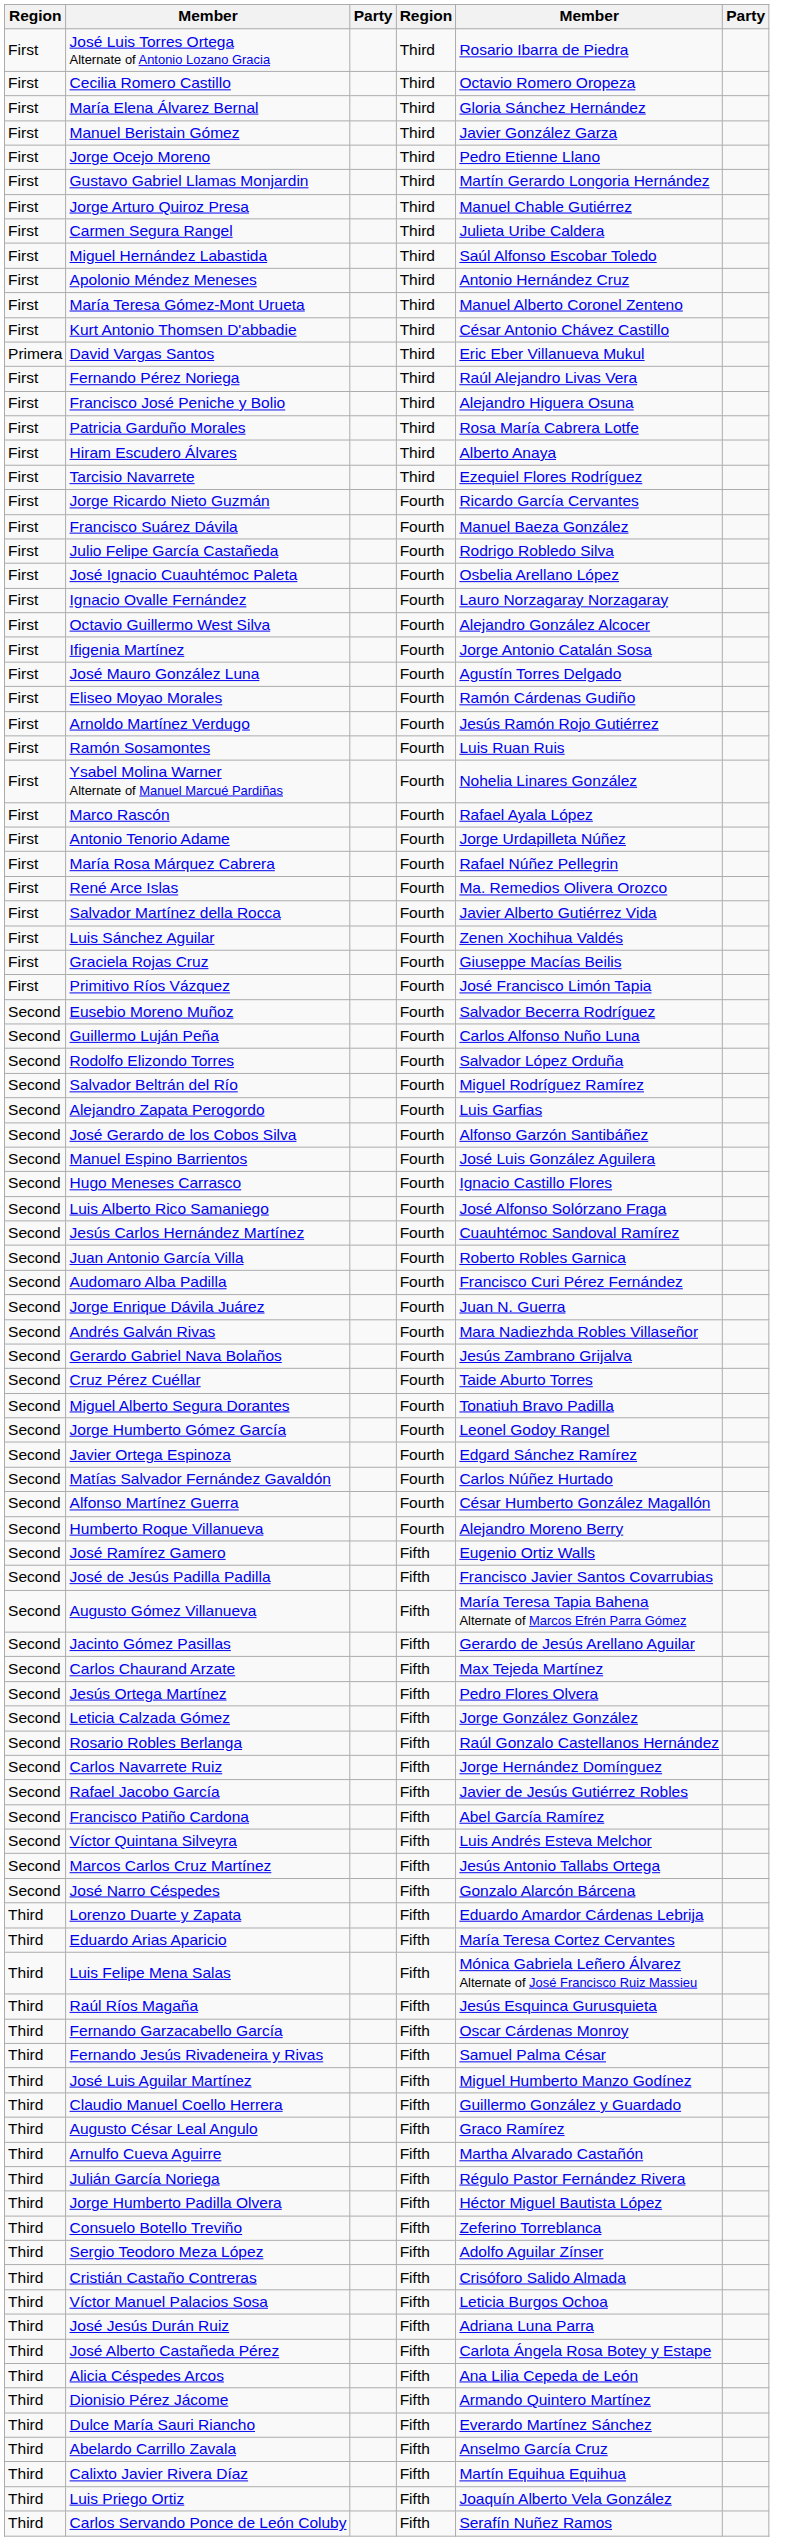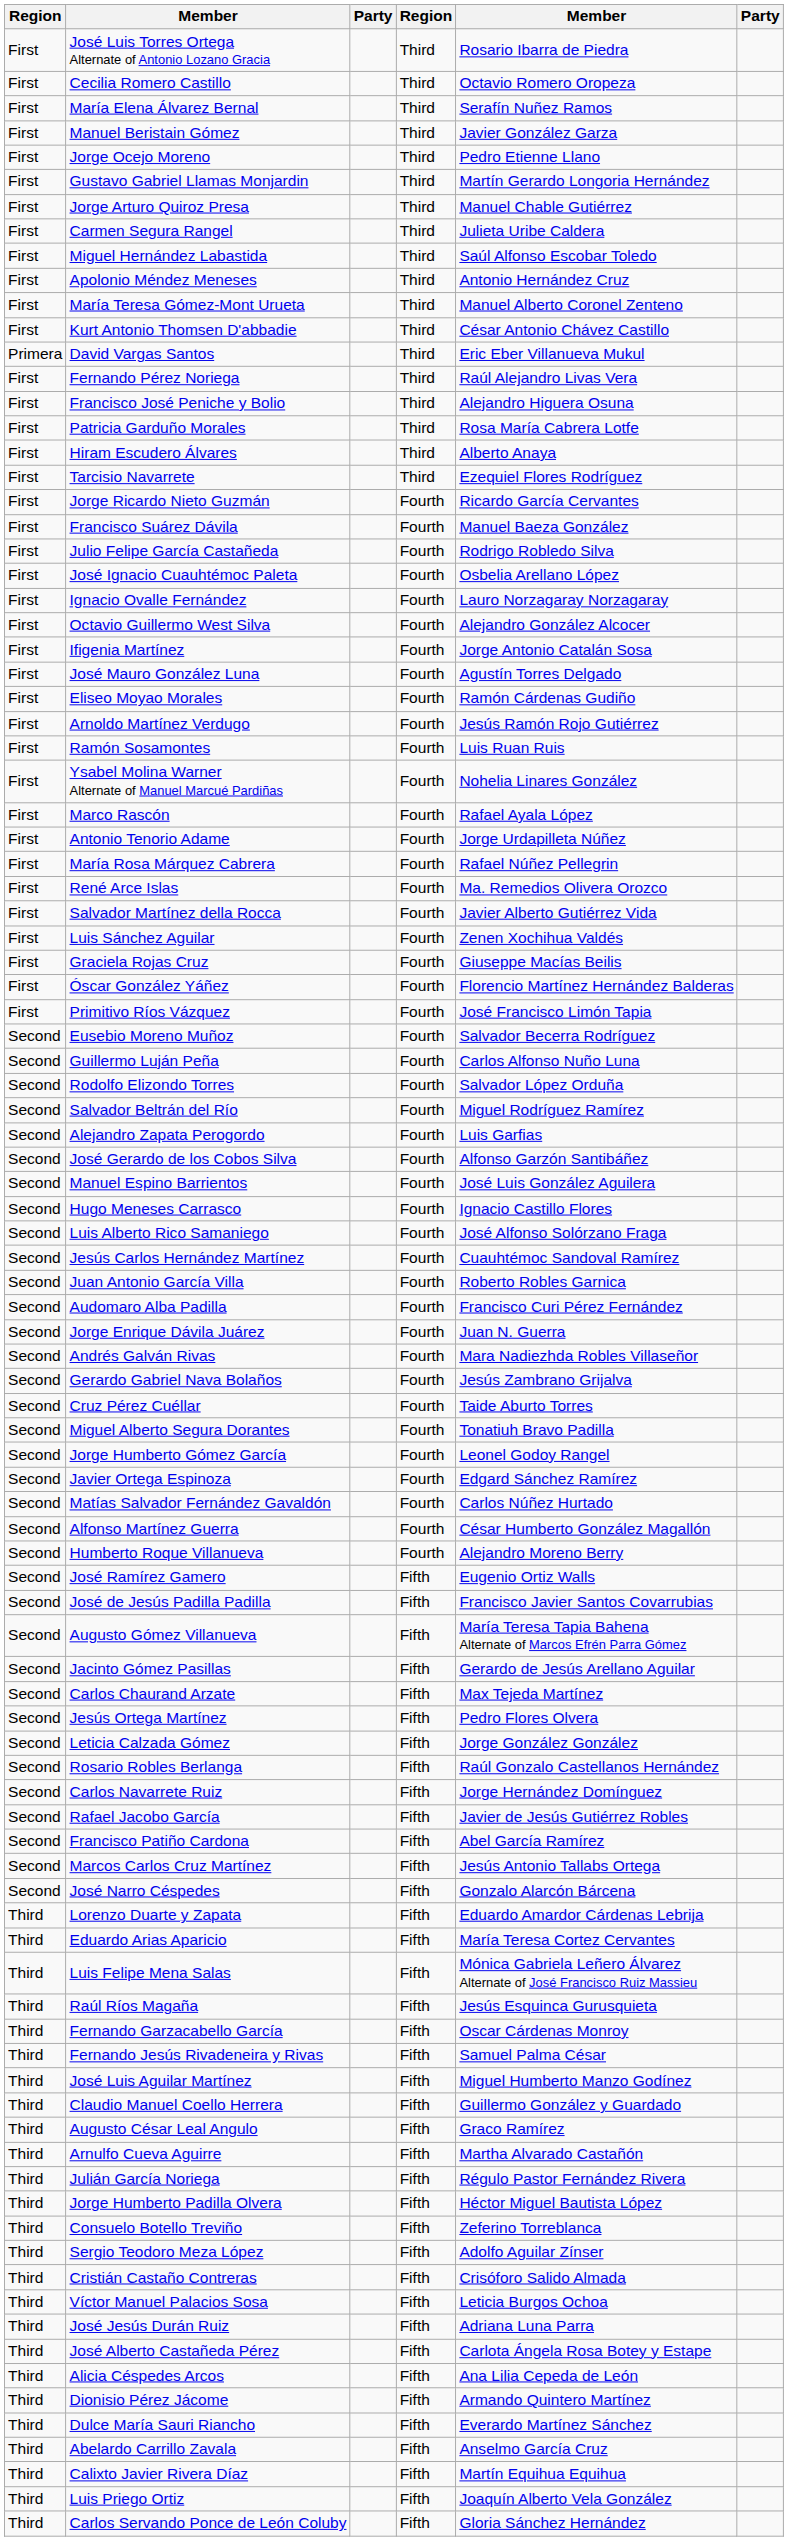(553, 108) Gloria Sánchez Hernández -> (536, 108) Serafín Nuñez Ramos
+ row: (149, 987)
- row: (153, 1841)
(536, 2523) Serafín Nuñez Ramos -> (553, 2523) Gloria Sánchez Hernández
